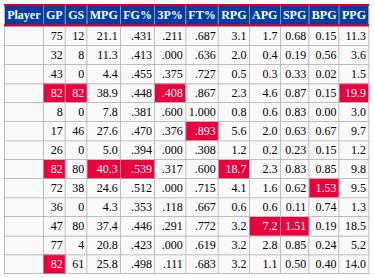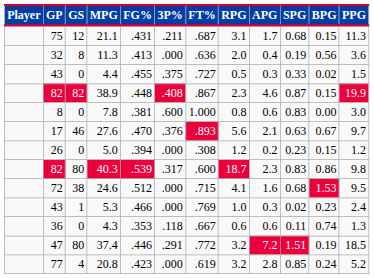(270, 131) 2.0 -> (270, 131) 2.1
(326, 169) 0.85 -> (326, 169) 0.86
(296, 188) 0.62 -> (296, 188) 0.68
+ row: (110, 207)
- row: (107, 264)
